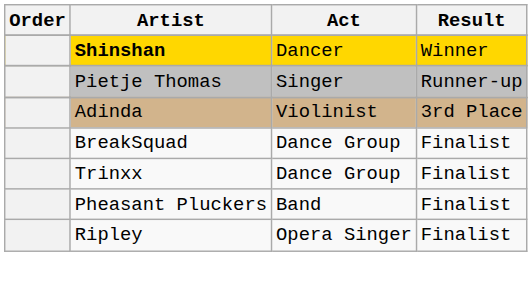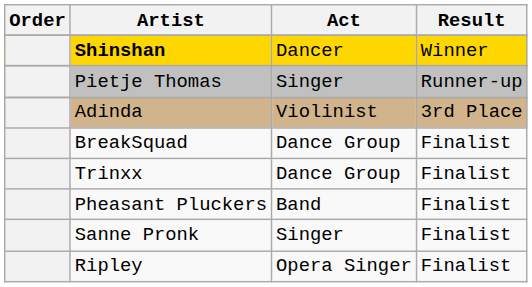+ row: (137, 235)
